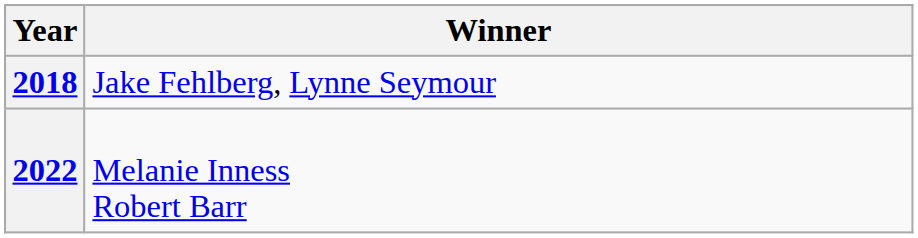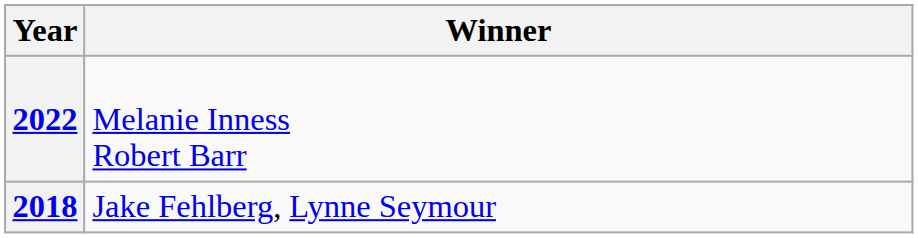rows swapped: (45, 81) <-> (45, 169)
